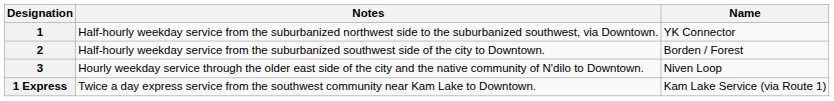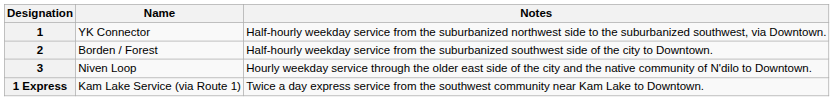columns swapped: (745, 13) <-> (368, 13)
